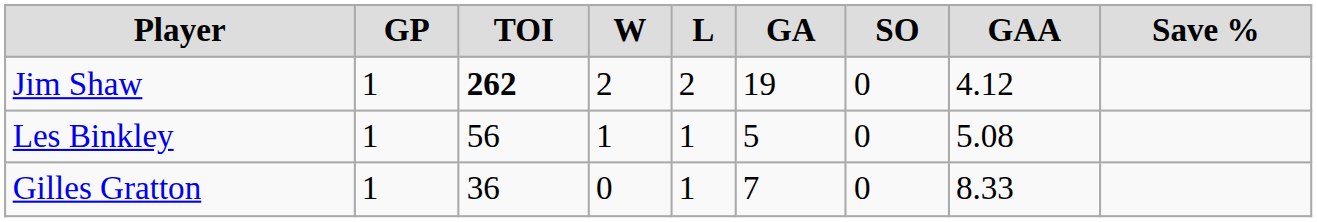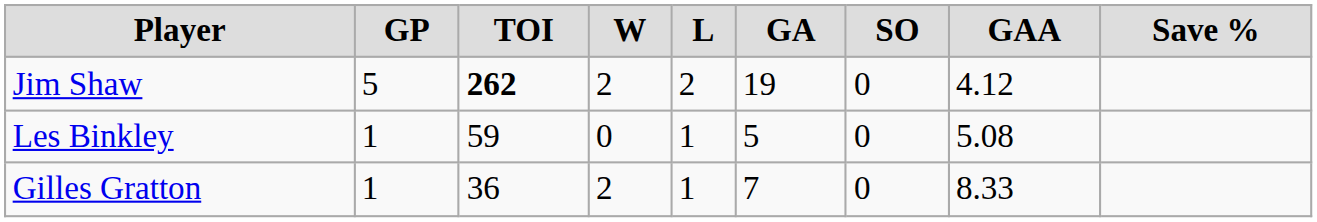(370, 83) 1 -> (370, 83) 5
(483, 135) 56 -> (483, 135) 59
(604, 135) 1 -> (604, 135) 0
(604, 188) 0 -> (604, 188) 2
